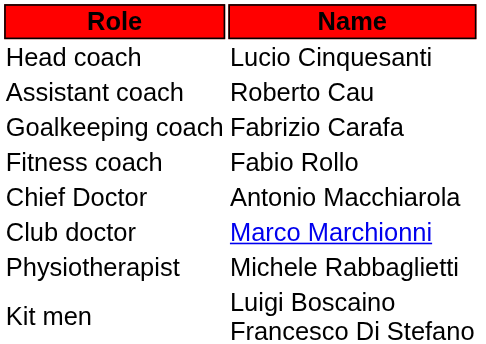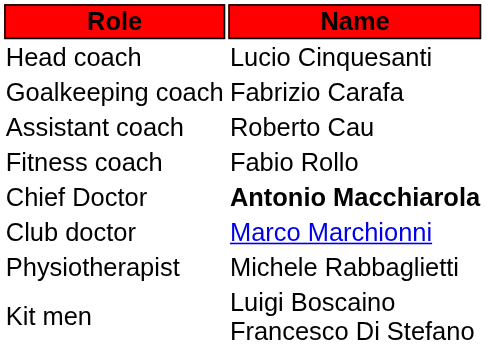rows swapped: (95, 92) <-> (115, 127)
(345, 197) normal -> (355, 197) bold
